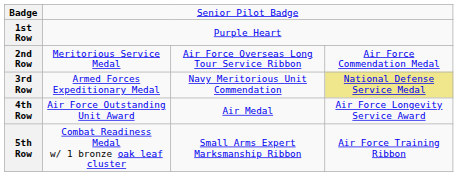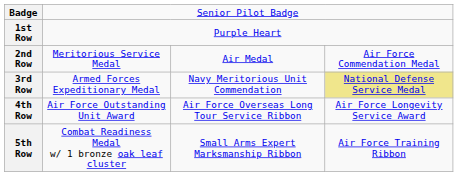(248, 59) Air Force Overseas Long Tour Service Ribbon -> (248, 59) Air Medal
(248, 111) Air Medal -> (248, 111) Air Force Overseas Long Tour Service Ribbon
